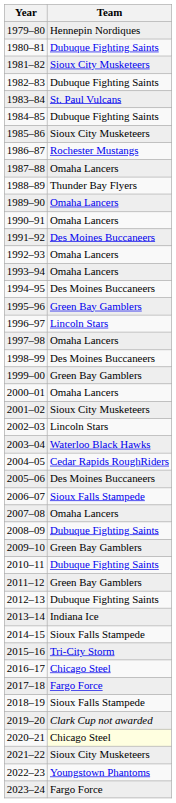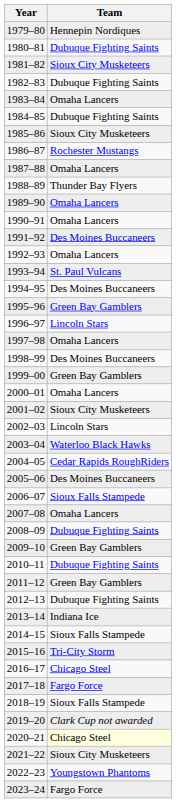(86, 99) St. Paul Vulcans -> (84, 99) Omaha Lancers
(84, 271) Omaha Lancers -> (86, 271) St. Paul Vulcans
